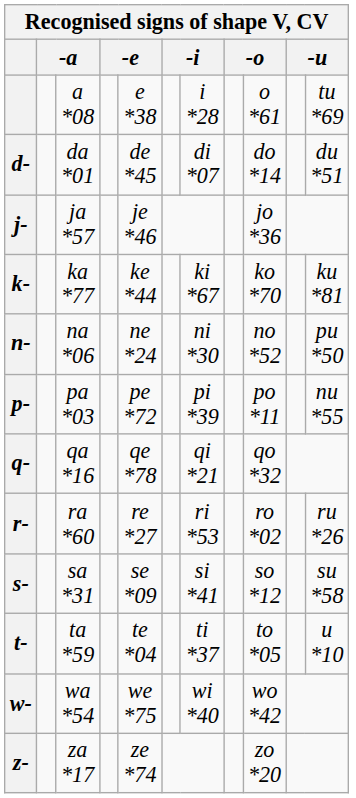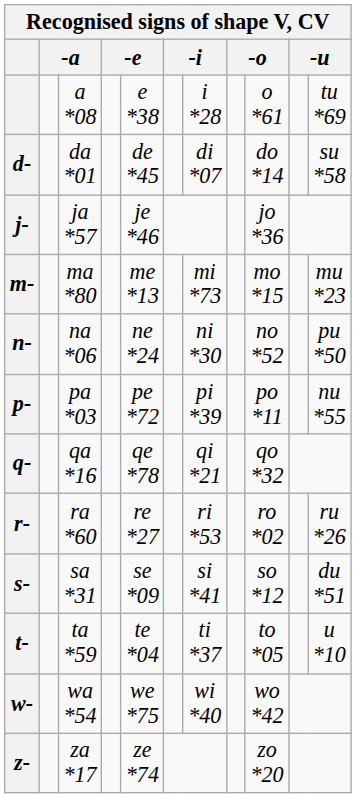(327, 164) du *51 -> (329, 164) su *58
- row: (78, 284)
+ row: (80, 284)
(327, 583) su *58 -> (329, 583) du *51
